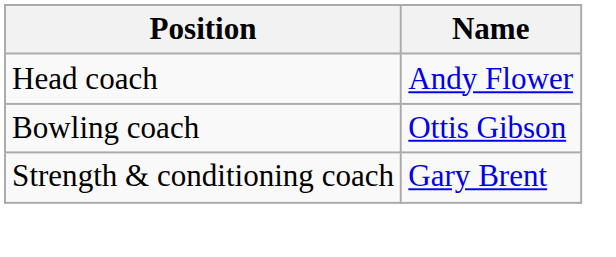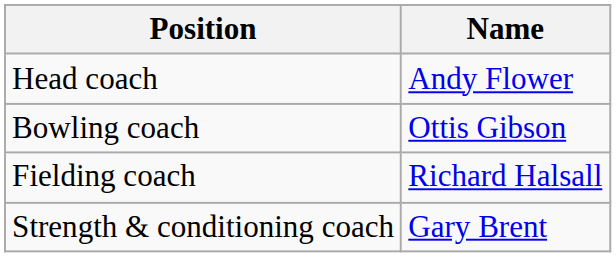+ row: (104, 176)
